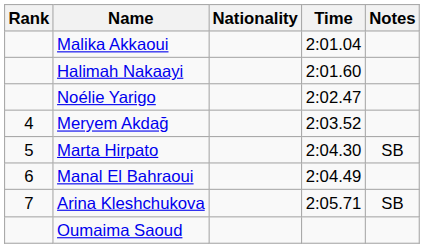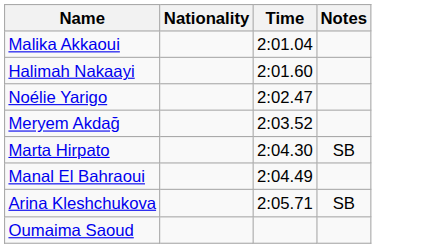- column: (29, 18)
